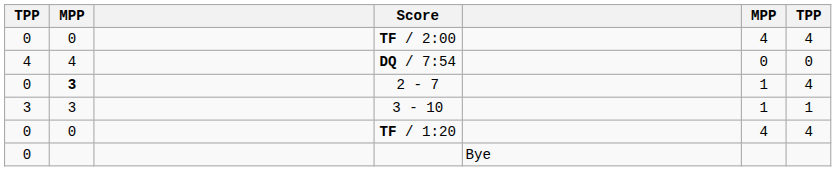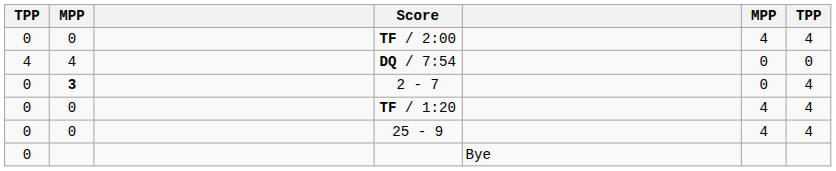(764, 85) 1 -> (764, 85) 0
- row: (418, 108)
+ row: (418, 132)
